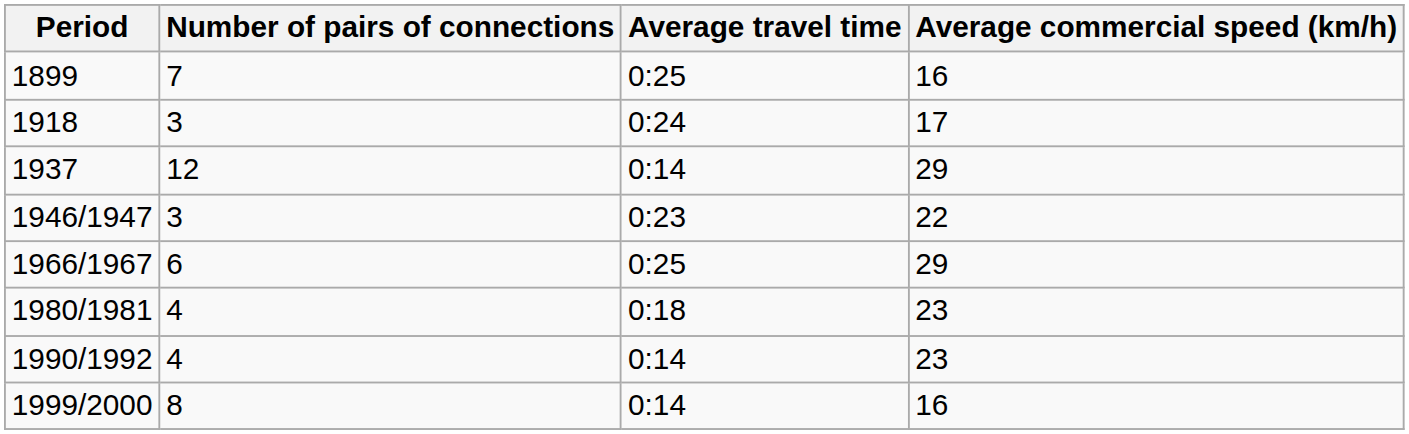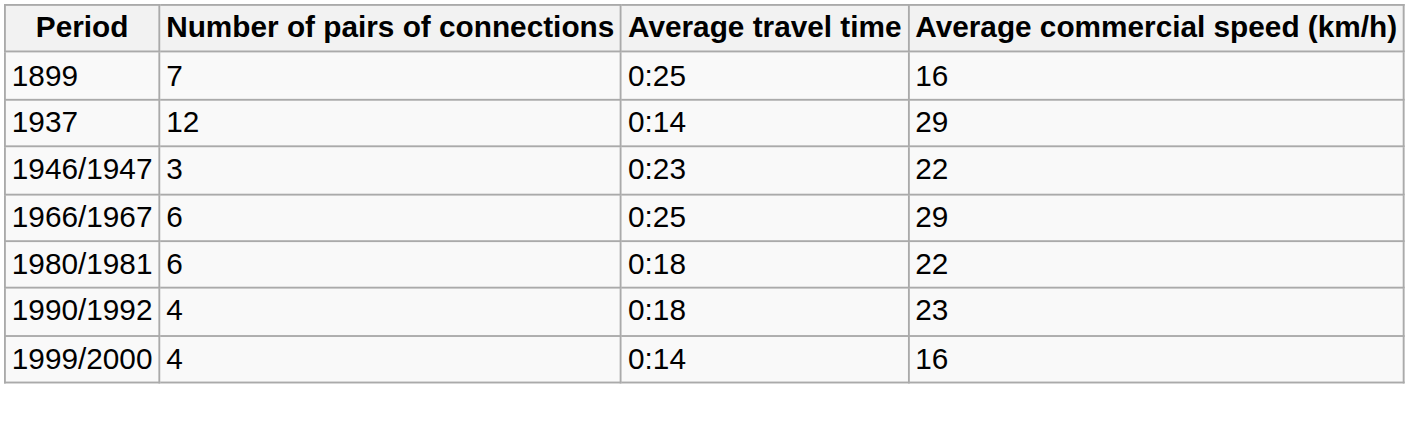- row: (45, 122)
(174, 311) 4 -> (174, 264) 6
(932, 311) 23 -> (932, 264) 22
(657, 358) 0:14 -> (657, 311) 0:18
(174, 405) 8 -> (174, 358) 4
